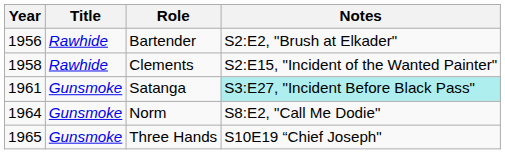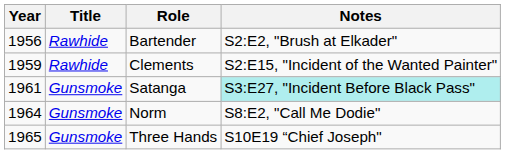(25, 64) 1958 -> (25, 64) 1959
